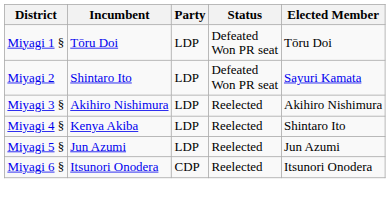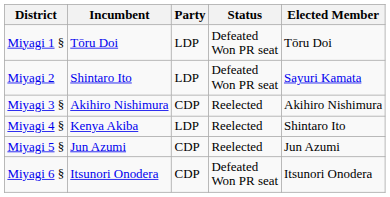(187, 105) LDP -> (187, 105) CDP
(187, 146) LDP -> (187, 146) CDP
(237, 167) Reelected -> (245, 174) Defeated Won PR seat
